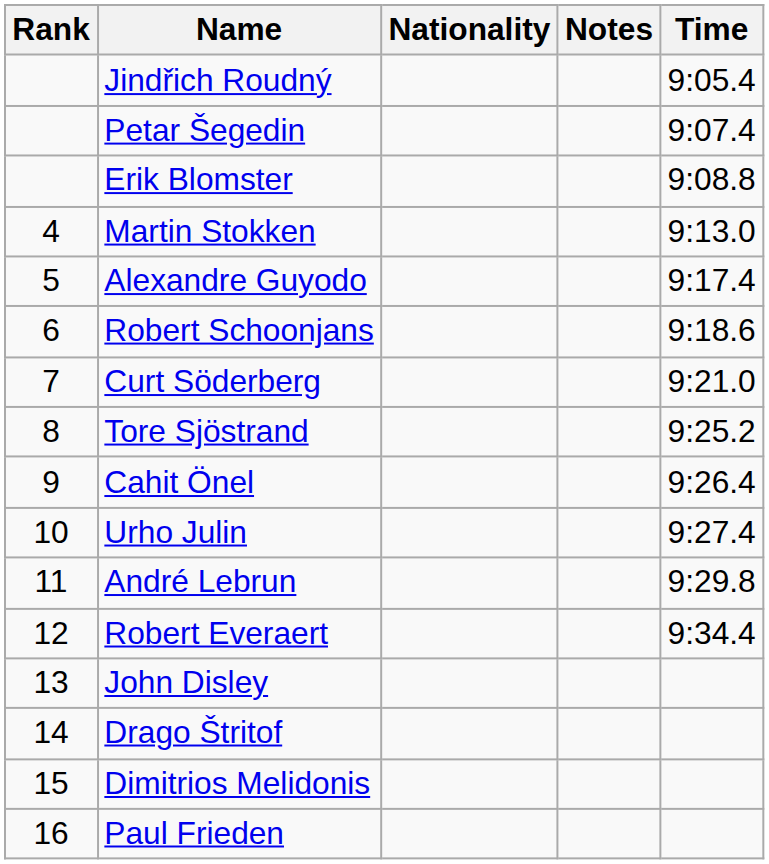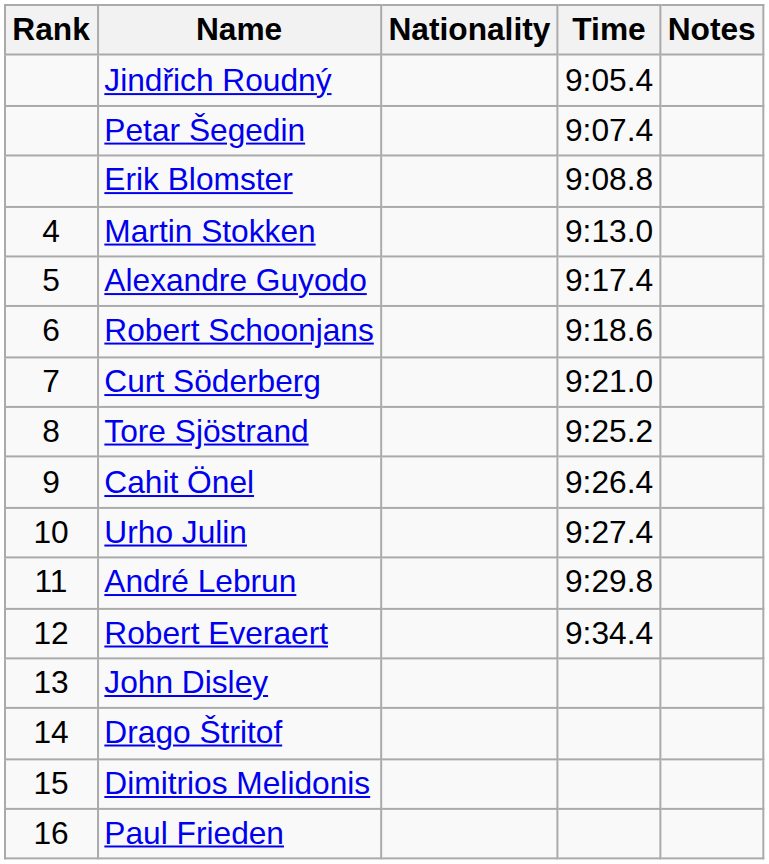columns swapped: (712, 29) <-> (609, 29)
